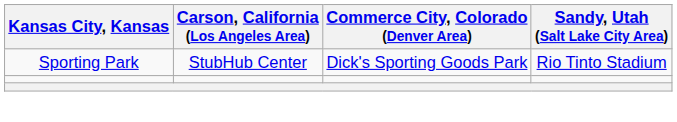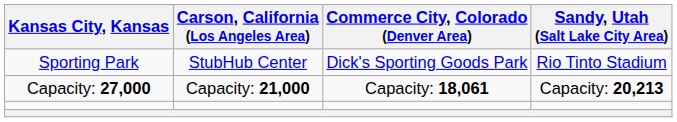+ row: (89, 88)
